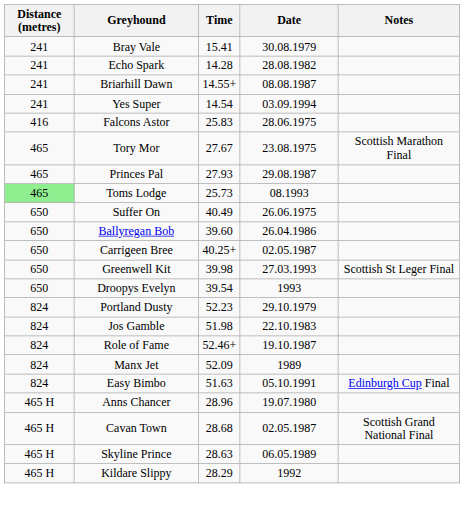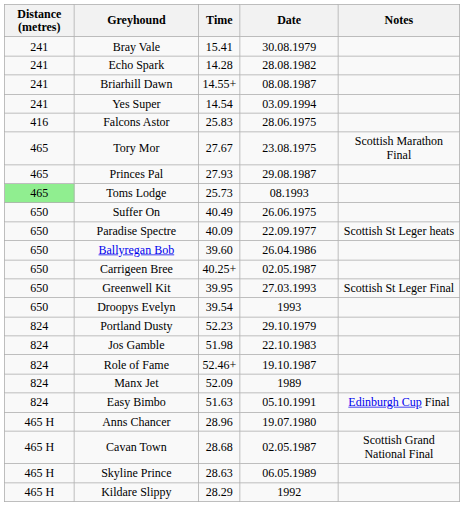+ row: (136, 231)
(219, 269) 39.98 -> (219, 288) 39.95
